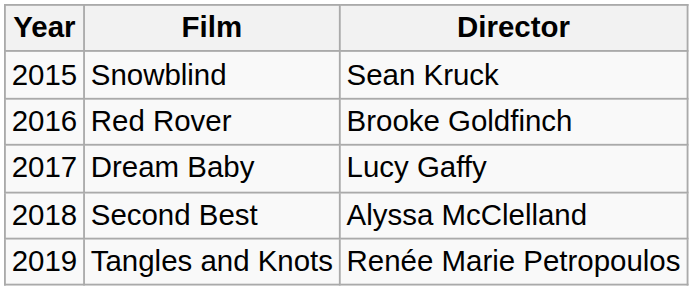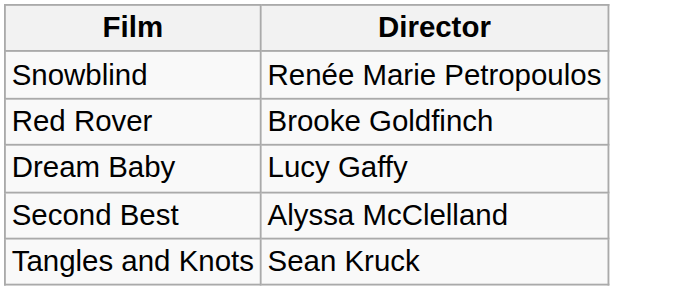- column: (44, 27)
(423, 74) Sean Kruck -> (434, 74) Renée Marie Petropoulos
(514, 261) Renée Marie Petropoulos -> (344, 261) Sean Kruck
